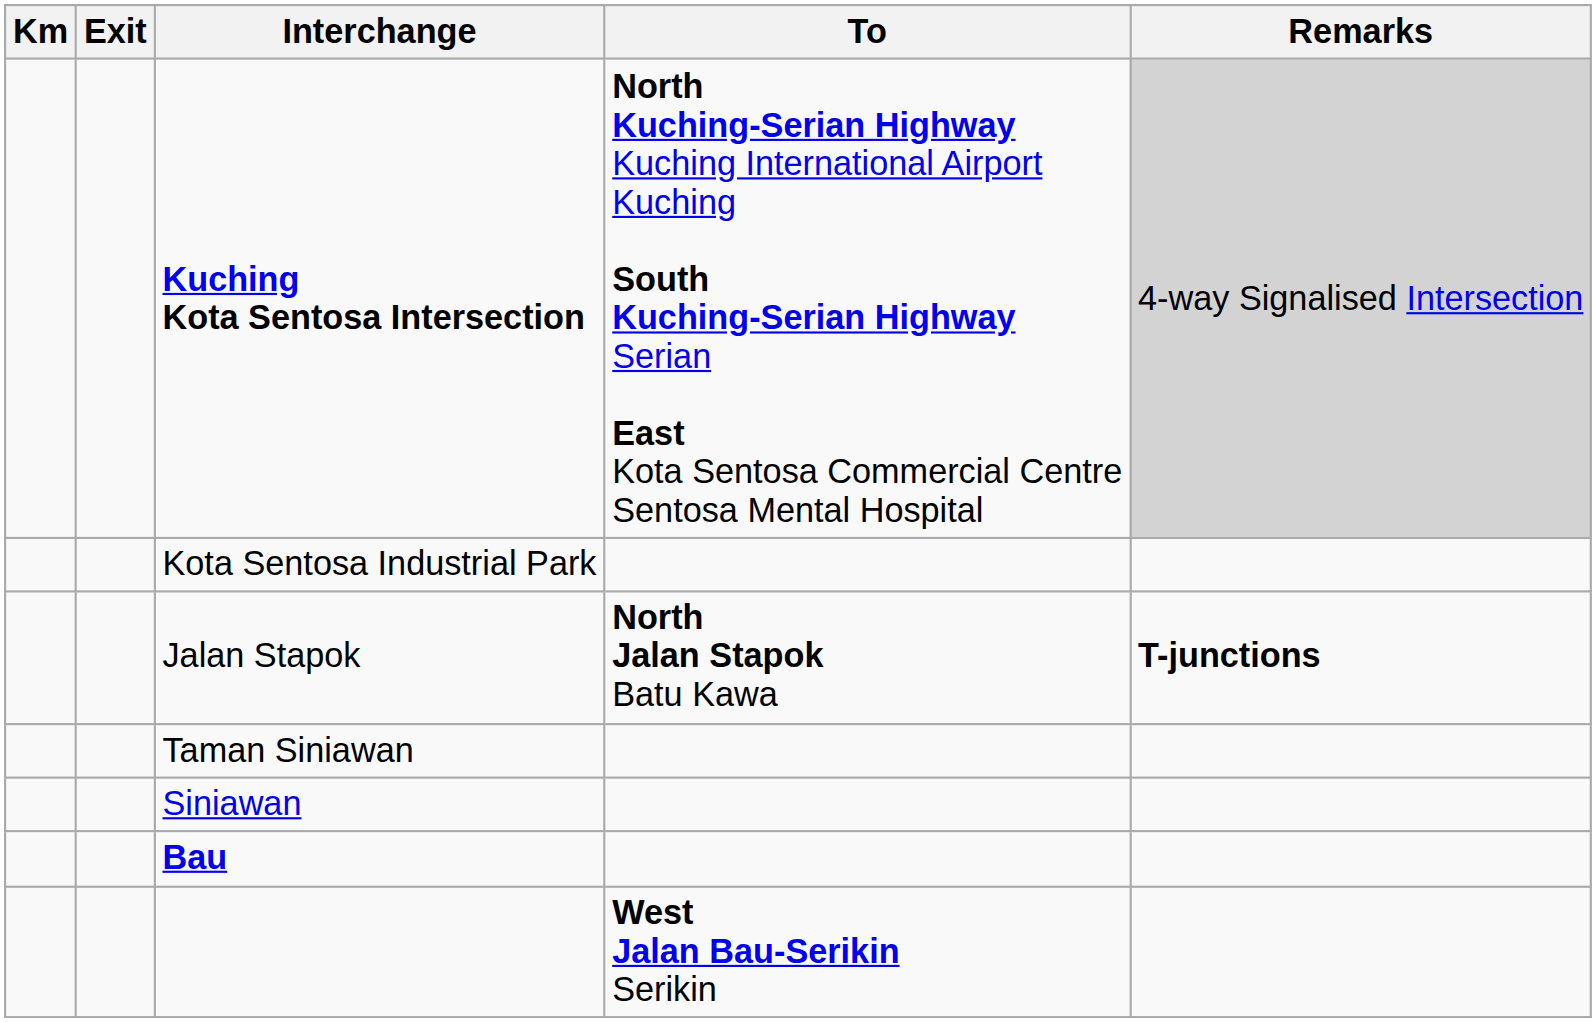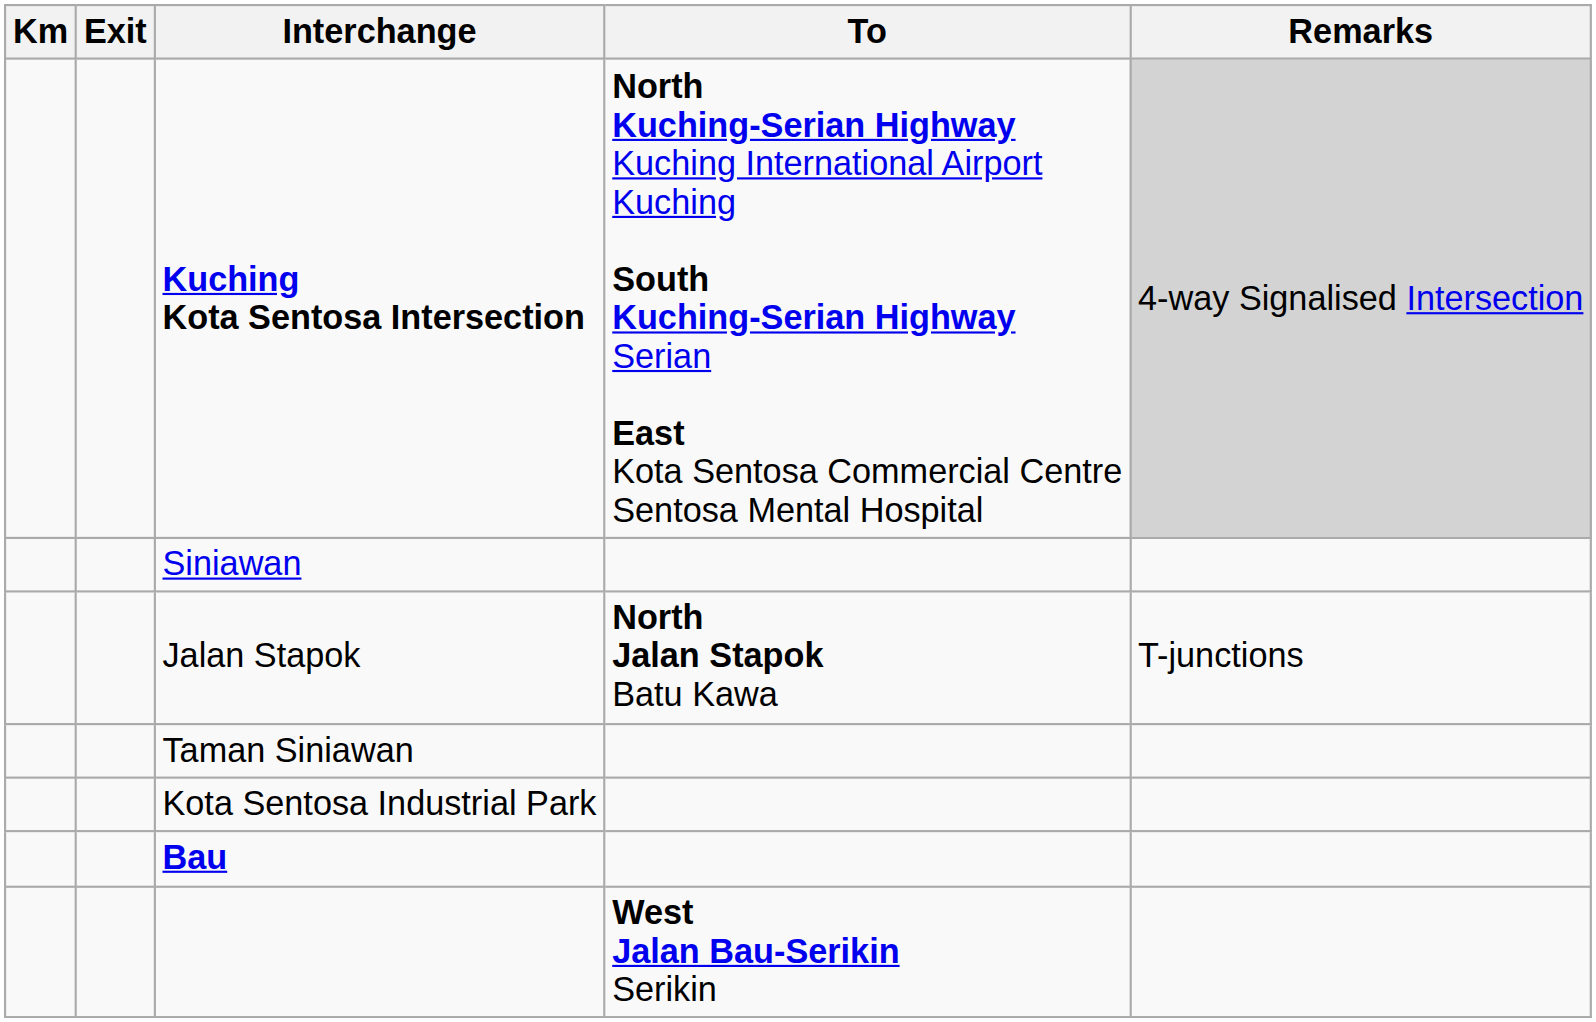rows swapped: (379, 563) <-> (232, 803)
(1229, 656) bold -> (1221, 656) normal
